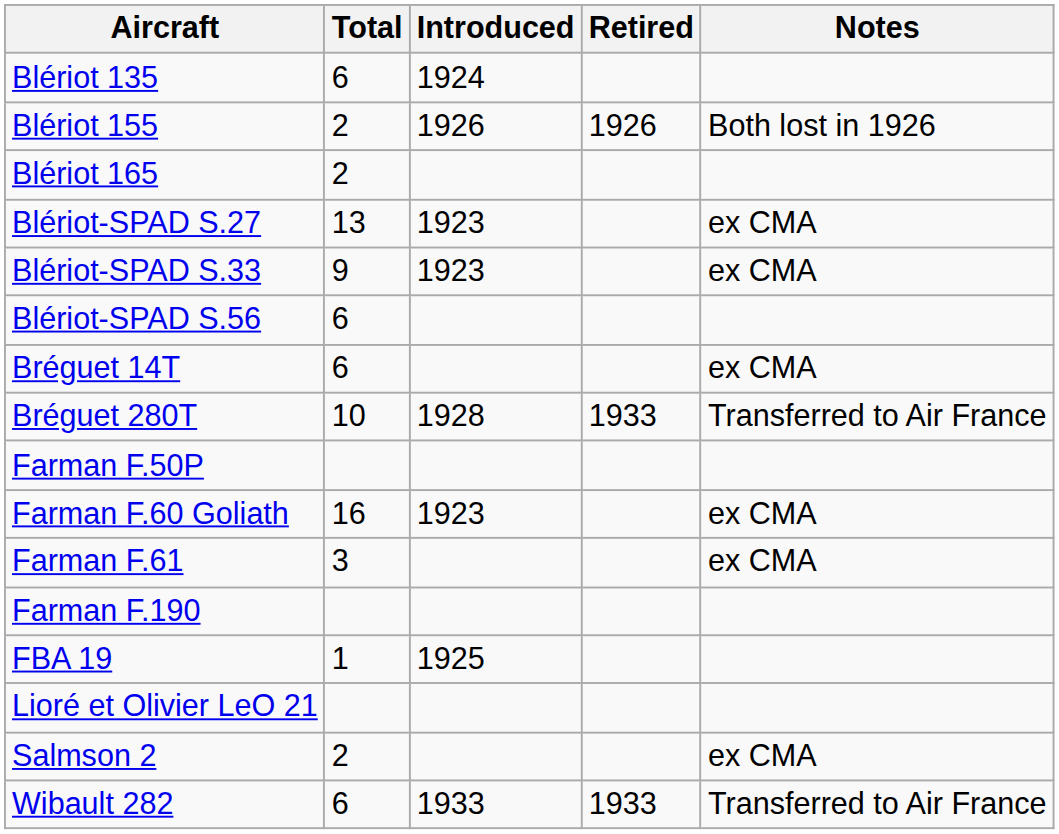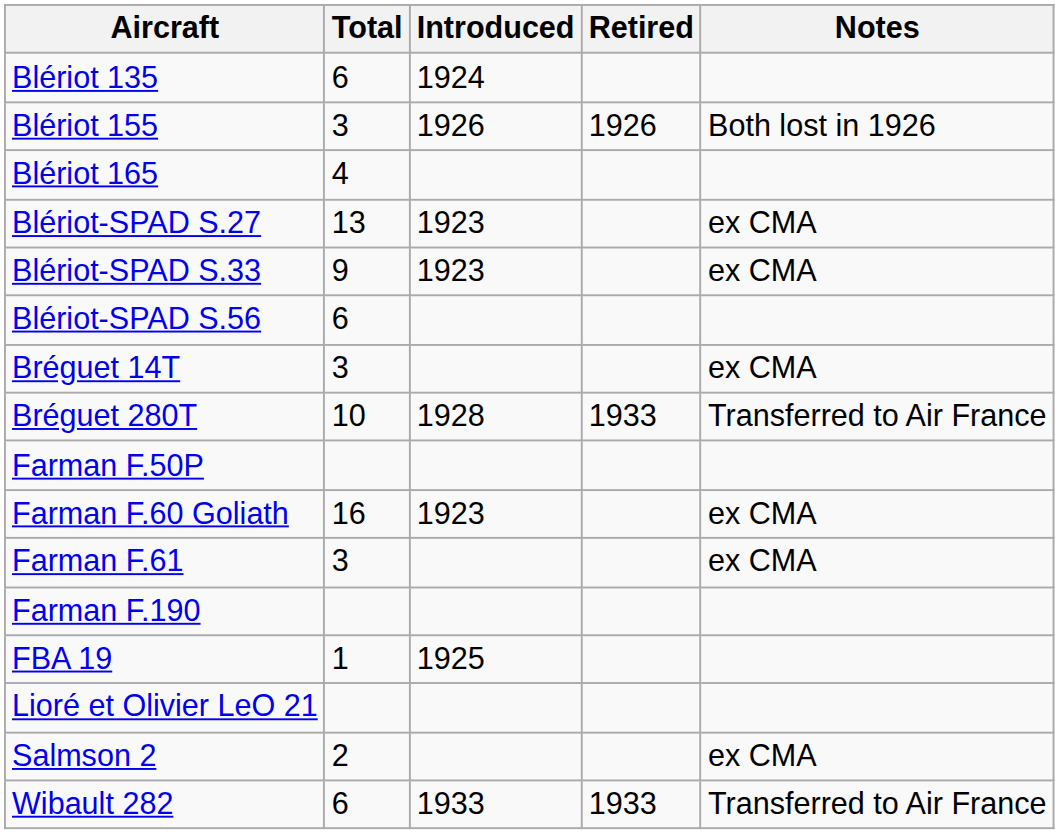(340, 125) 2 -> (340, 125) 3
(340, 174) 2 -> (340, 174) 4
(340, 367) 6 -> (340, 367) 3
